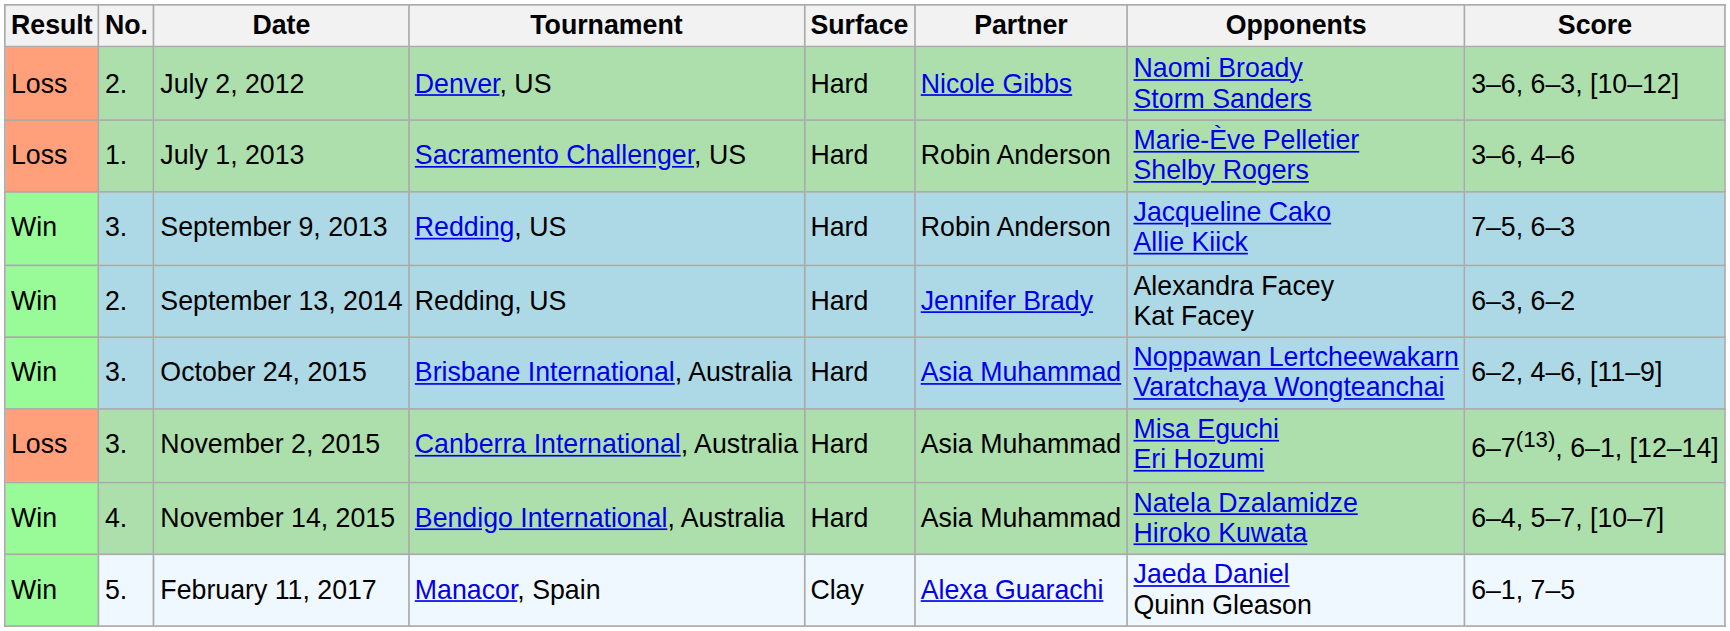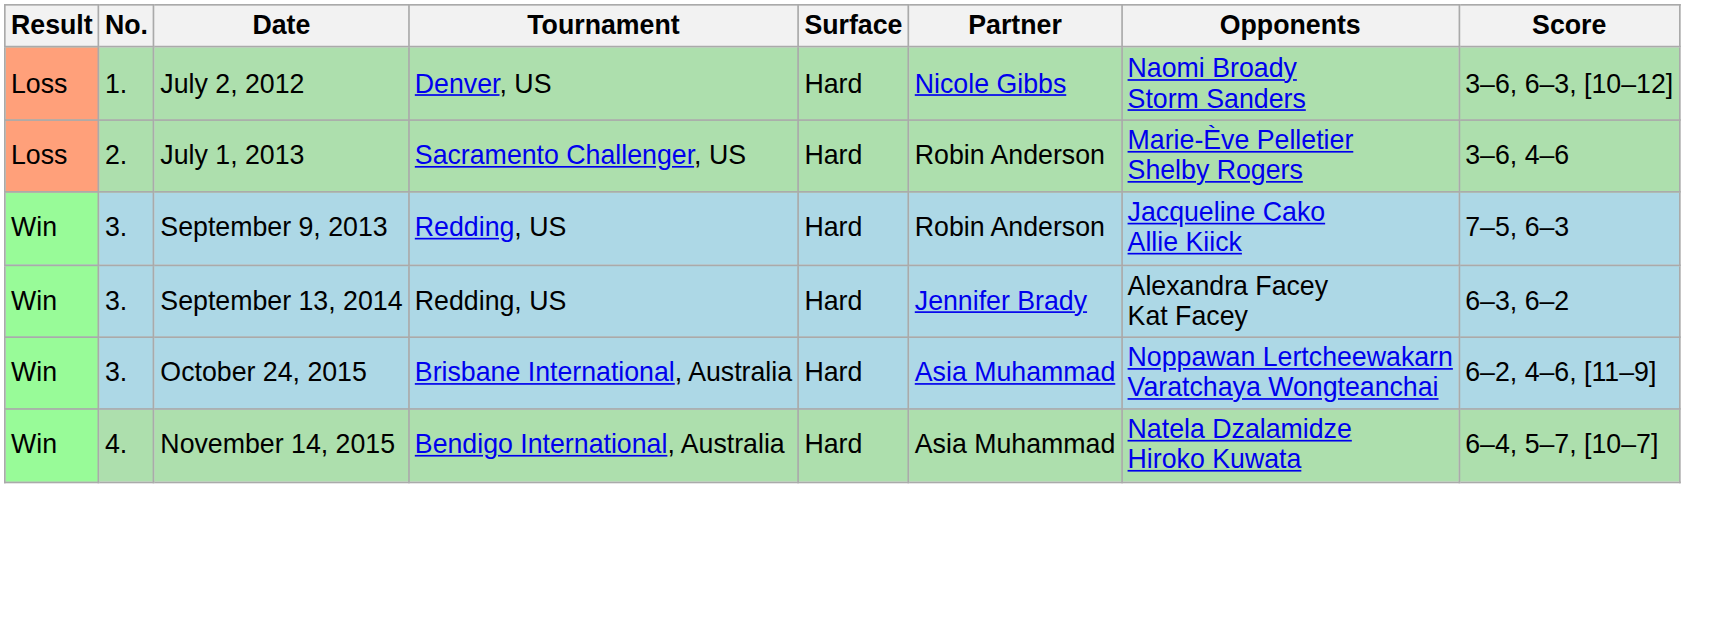(116, 83) 2. -> (116, 83) 1.
(116, 155) 1. -> (116, 155) 2.
(116, 300) 2. -> (116, 300) 3.
- row: (270, 445)
- row: (269, 590)
